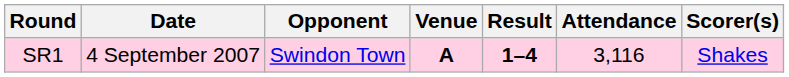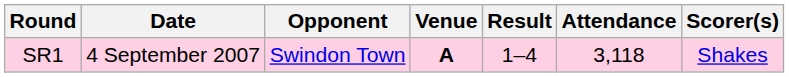(519, 54) bold -> (519, 54) normal
(619, 54) 3,116 -> (619, 54) 3,118
